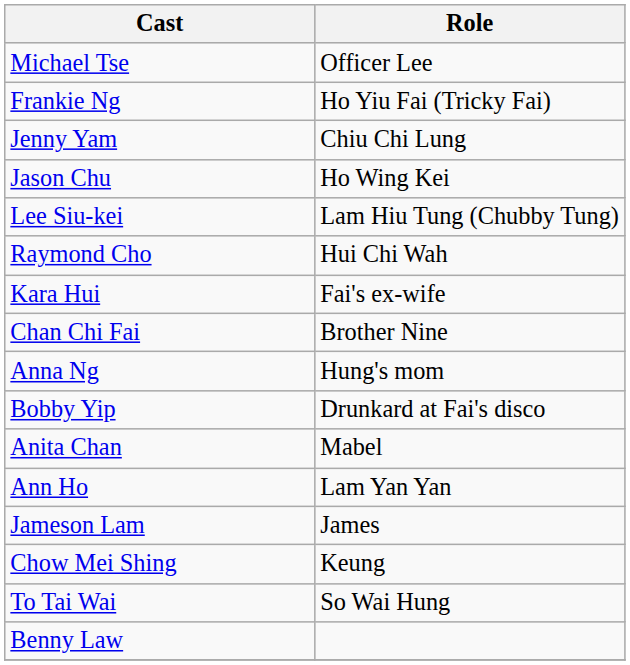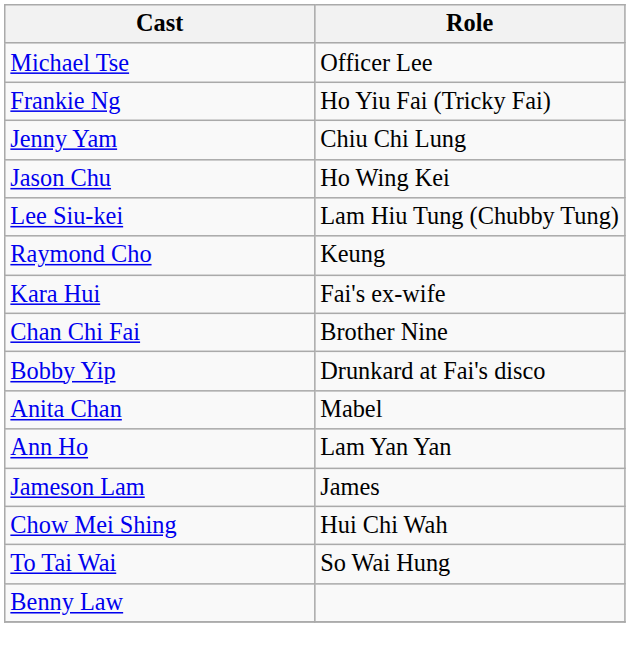(384, 255) Hui Chi Wah -> (353, 255) Keung
- row: (55, 370)
(353, 563) Keung -> (384, 525) Hui Chi Wah
